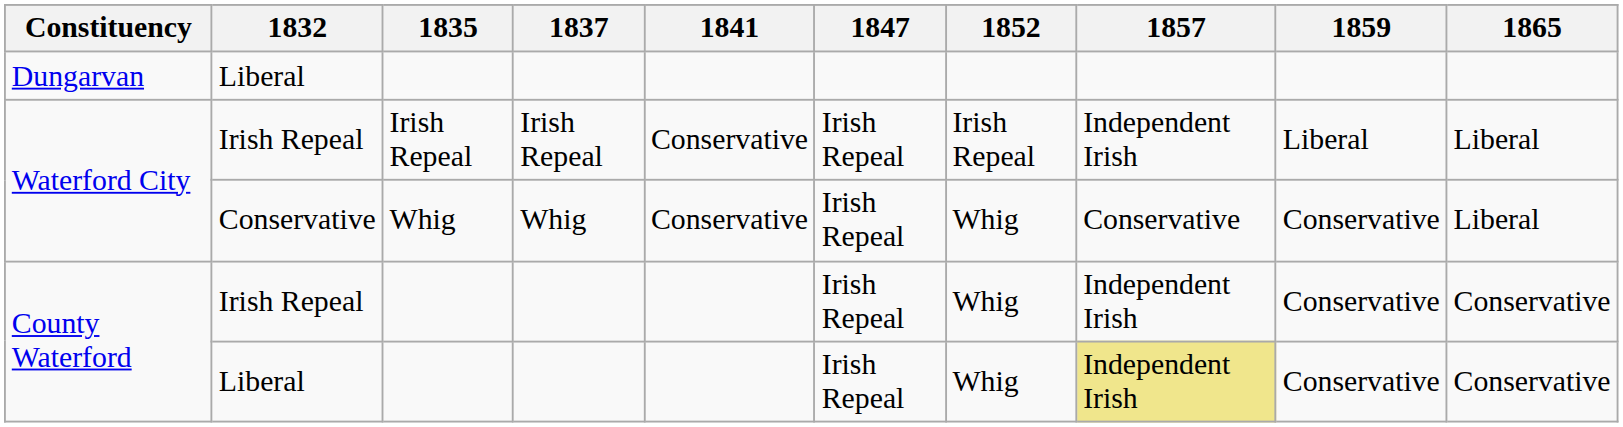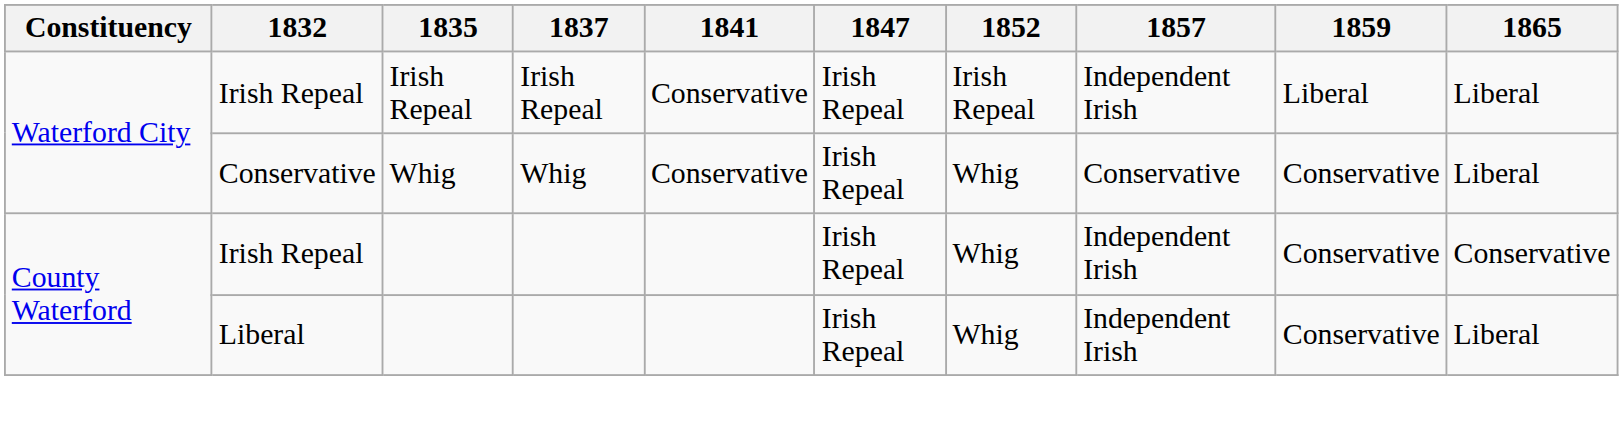- row: (78, 75)
(1157, 381) khaki background -> (1157, 334) no background
(1532, 381) Conservative -> (1497, 334) Liberal
